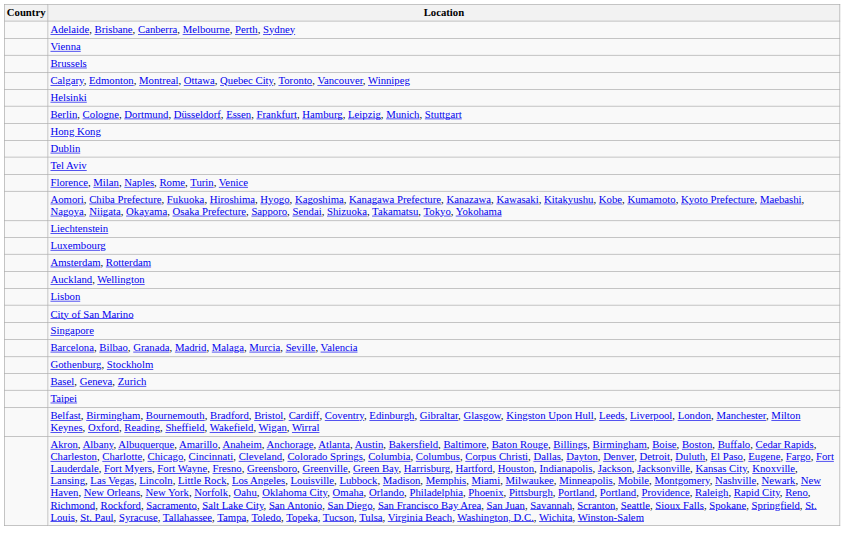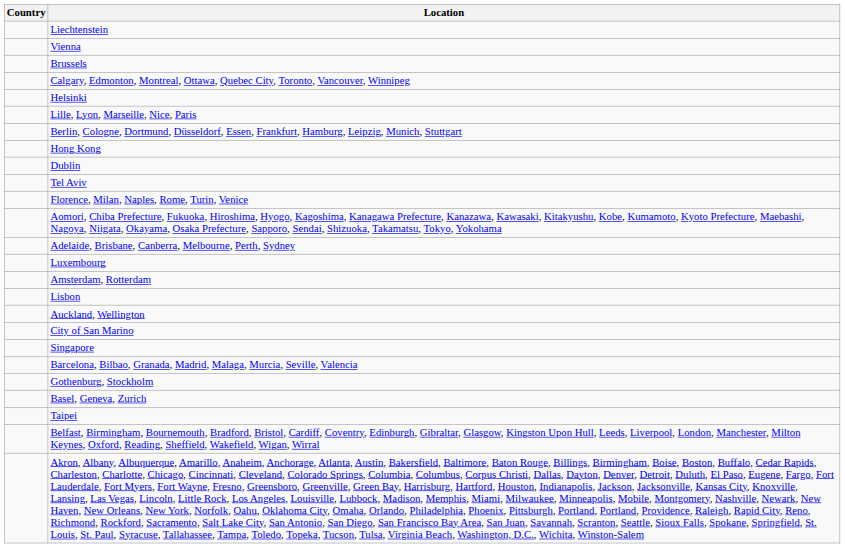rows swapped: (173, 30) <-> (79, 229)
+ row: (123, 115)
rows swapped: (98, 280) <-> (65, 297)
